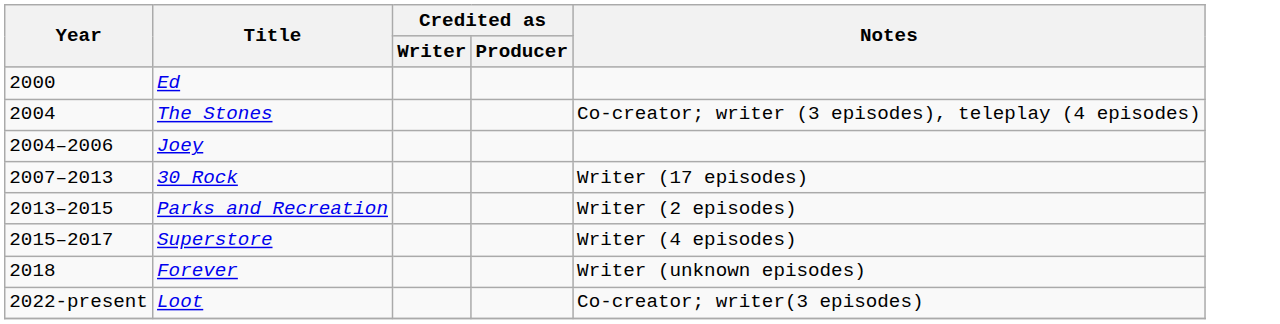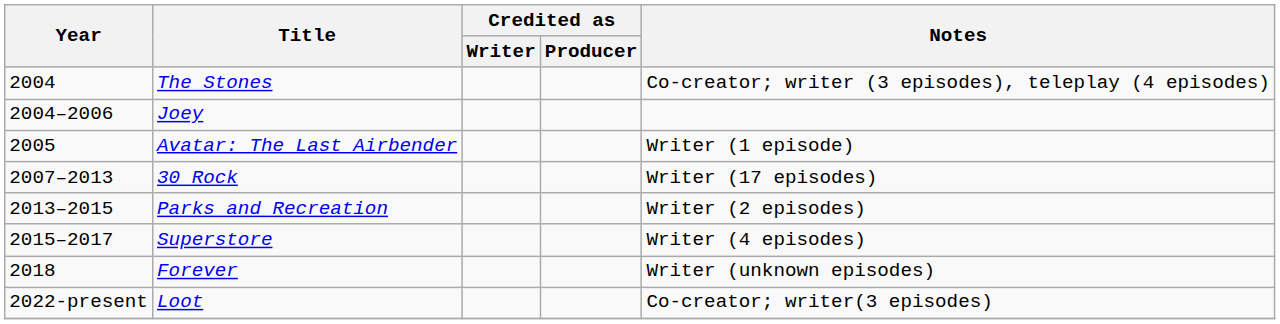- row: (169, 83)
+ row: (307, 146)
